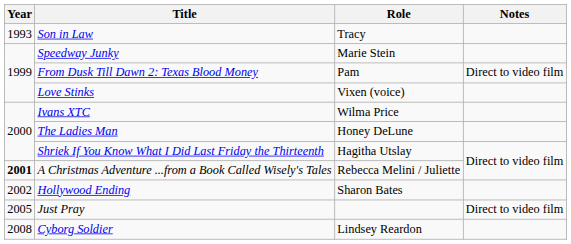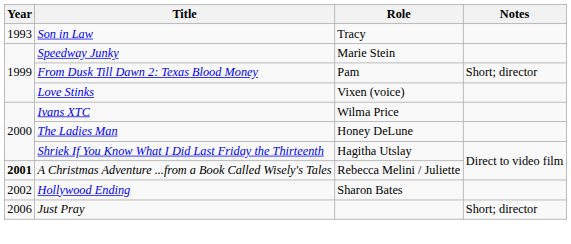(515, 72) Direct to video film -> (502, 72) Short; director
(20, 209) 2005 -> (20, 209) 2006
(515, 209) Direct to video film -> (502, 209) Short; director
- row: (75, 229)
